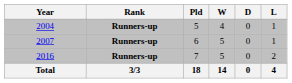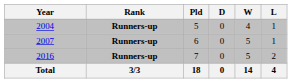columns swapped: (222, 12) <-> (248, 12)
